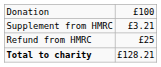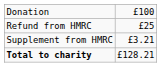rows swapped: (49, 40) <-> (60, 26)
